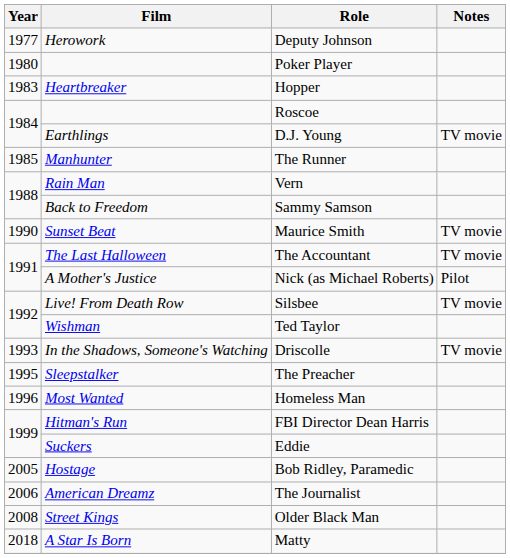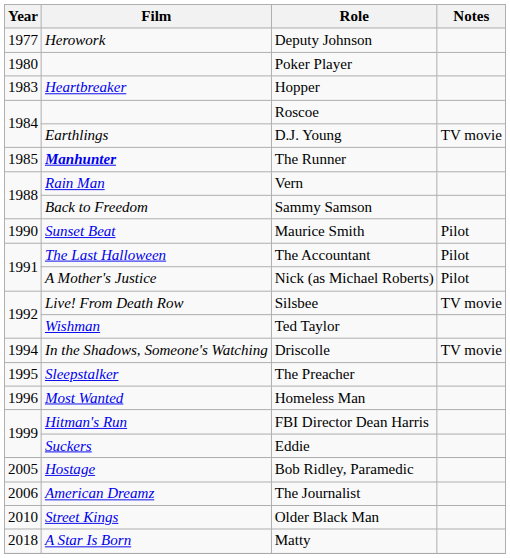(78, 159) normal -> (80, 159) bold
(471, 231) TV movie -> (455, 231) Pilot
(471, 254) TV movie -> (455, 254) Pilot
(23, 350) 1993 -> (23, 350) 1994
(23, 517) 2008 -> (23, 517) 2010
